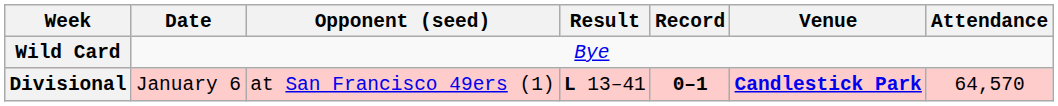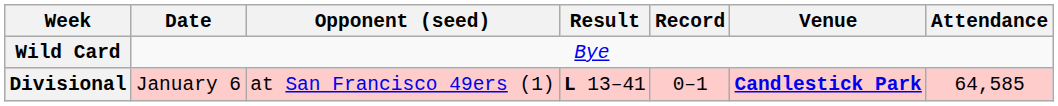(690, 84) bold -> (690, 84) normal
(990, 84) 64,570 -> (990, 84) 64,585
